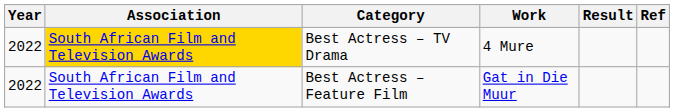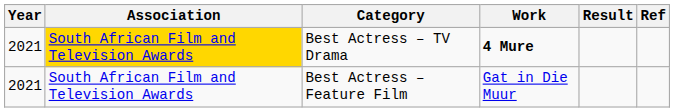(25, 47) 2022 -> (25, 47) 2021
(508, 47) normal -> (508, 47) bold
(25, 87) 2022 -> (25, 87) 2021
